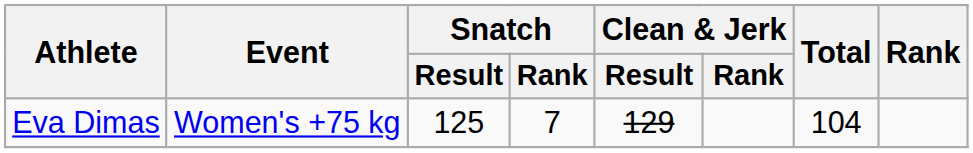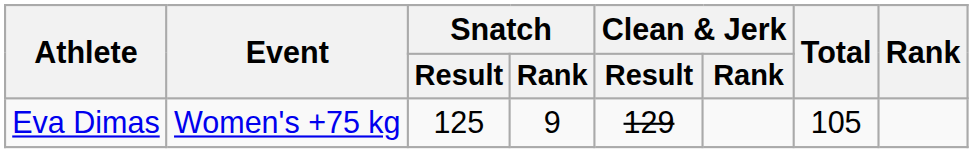(552, 123) 7 -> (552, 123) 9
(836, 123) 104 -> (836, 123) 105
